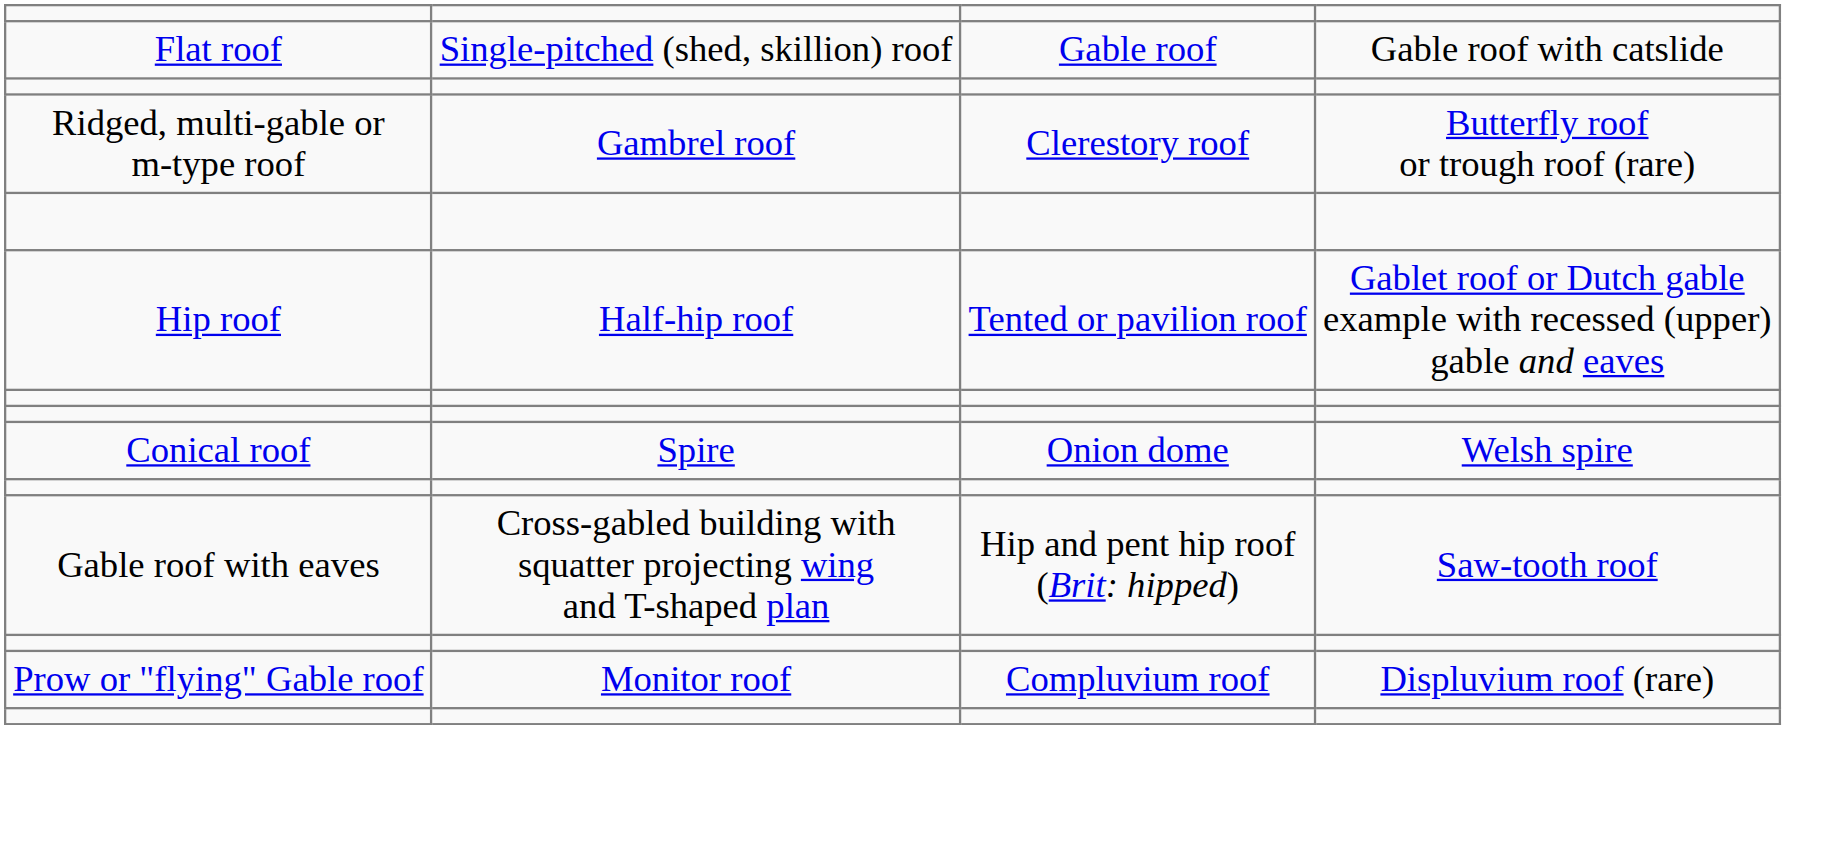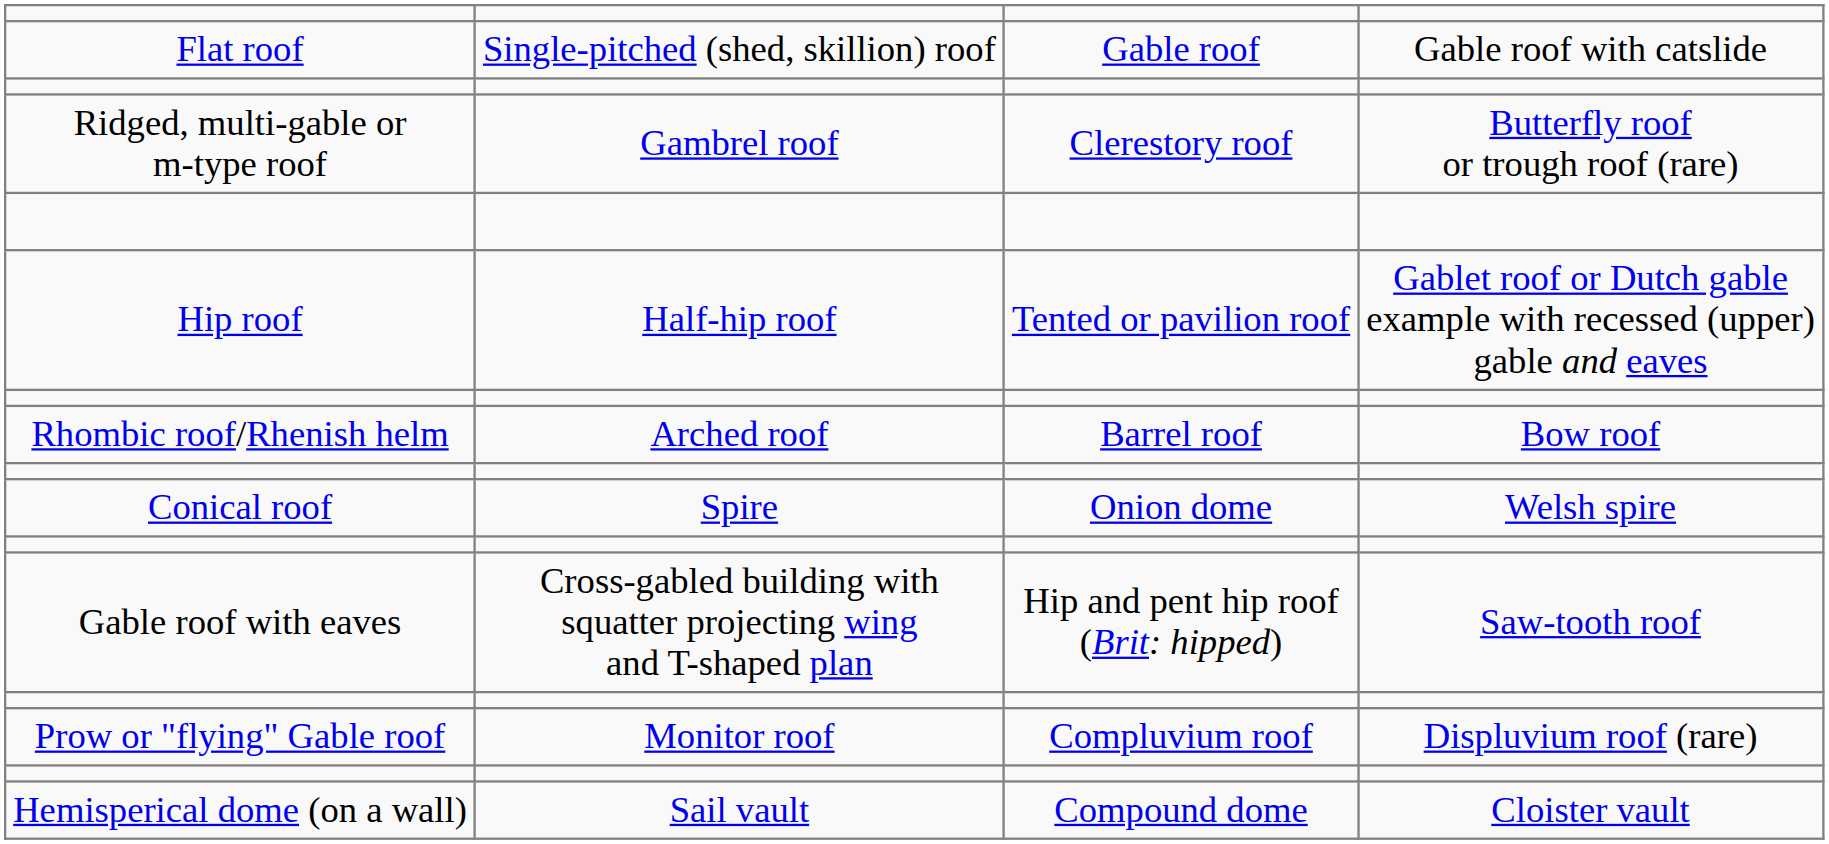+ row: (240, 433)
+ row: (240, 809)
